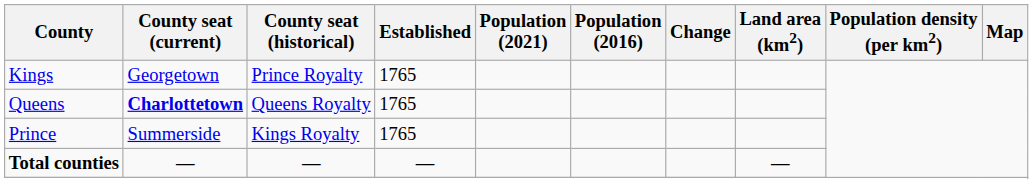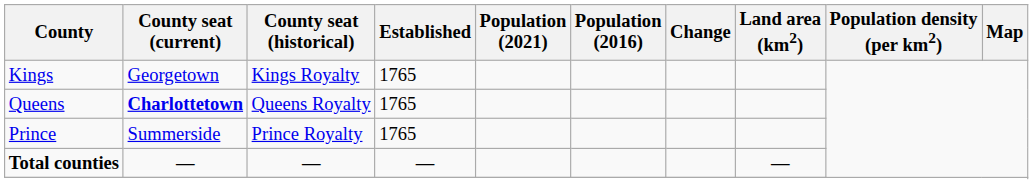(307, 74) Prince Royalty -> (306, 74) Kings Royalty
(306, 133) Kings Royalty -> (307, 133) Prince Royalty
